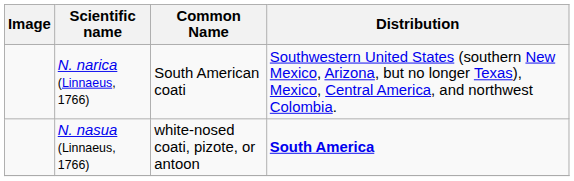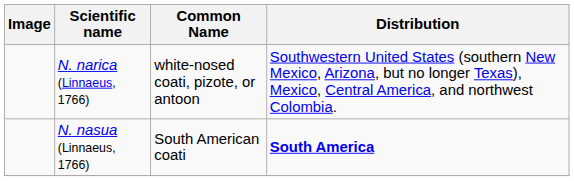(207, 81) South American coati -> (205, 81) white-nosed coati, pizote, or antoon
(205, 147) white-nosed coati, pizote, or antoon -> (207, 147) South American coati
